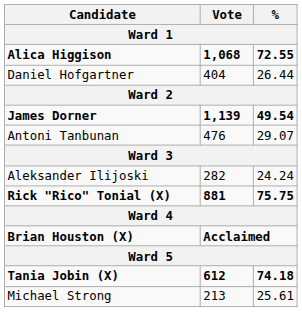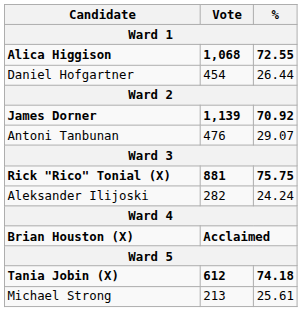(214, 75) 404 -> (214, 75) 454
(275, 115) 49.54 -> (275, 115) 70.92
rows swapped: (89, 196) <-> (78, 176)
